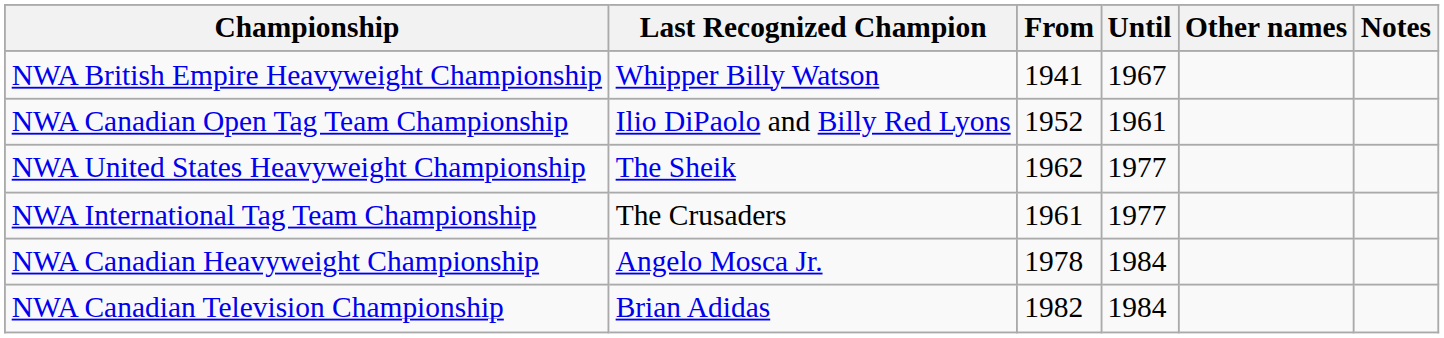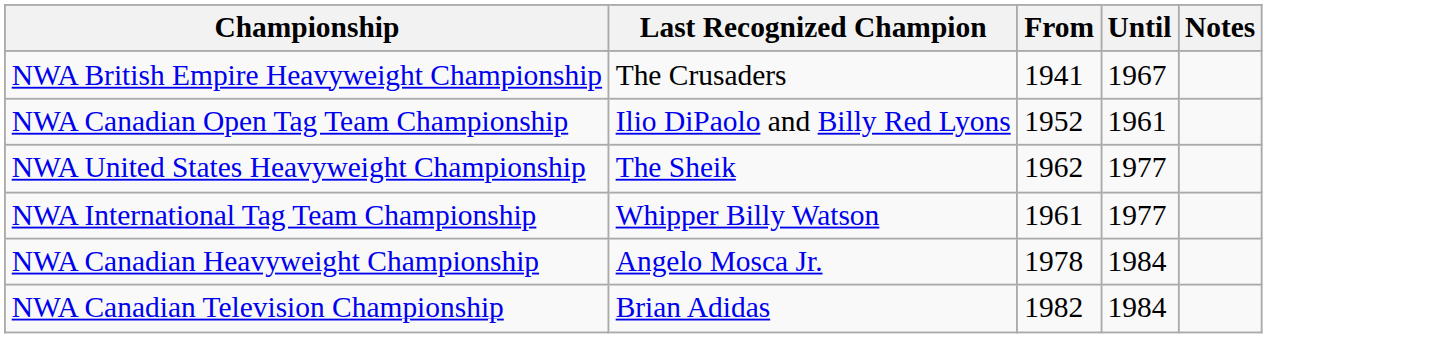- column: (1266, 27)
(747, 74) Whipper Billy Watson -> (701, 74) The Crusaders
(701, 214) The Crusaders -> (747, 214) Whipper Billy Watson
